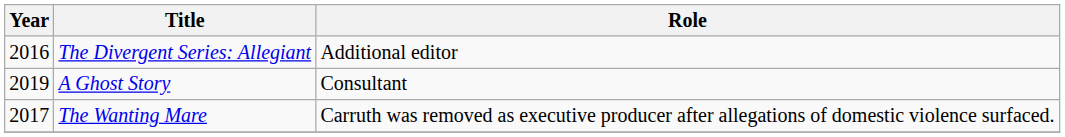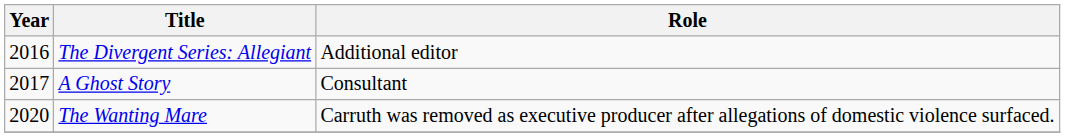(29, 83) 2019 -> (29, 83) 2017
(29, 115) 2017 -> (29, 115) 2020
